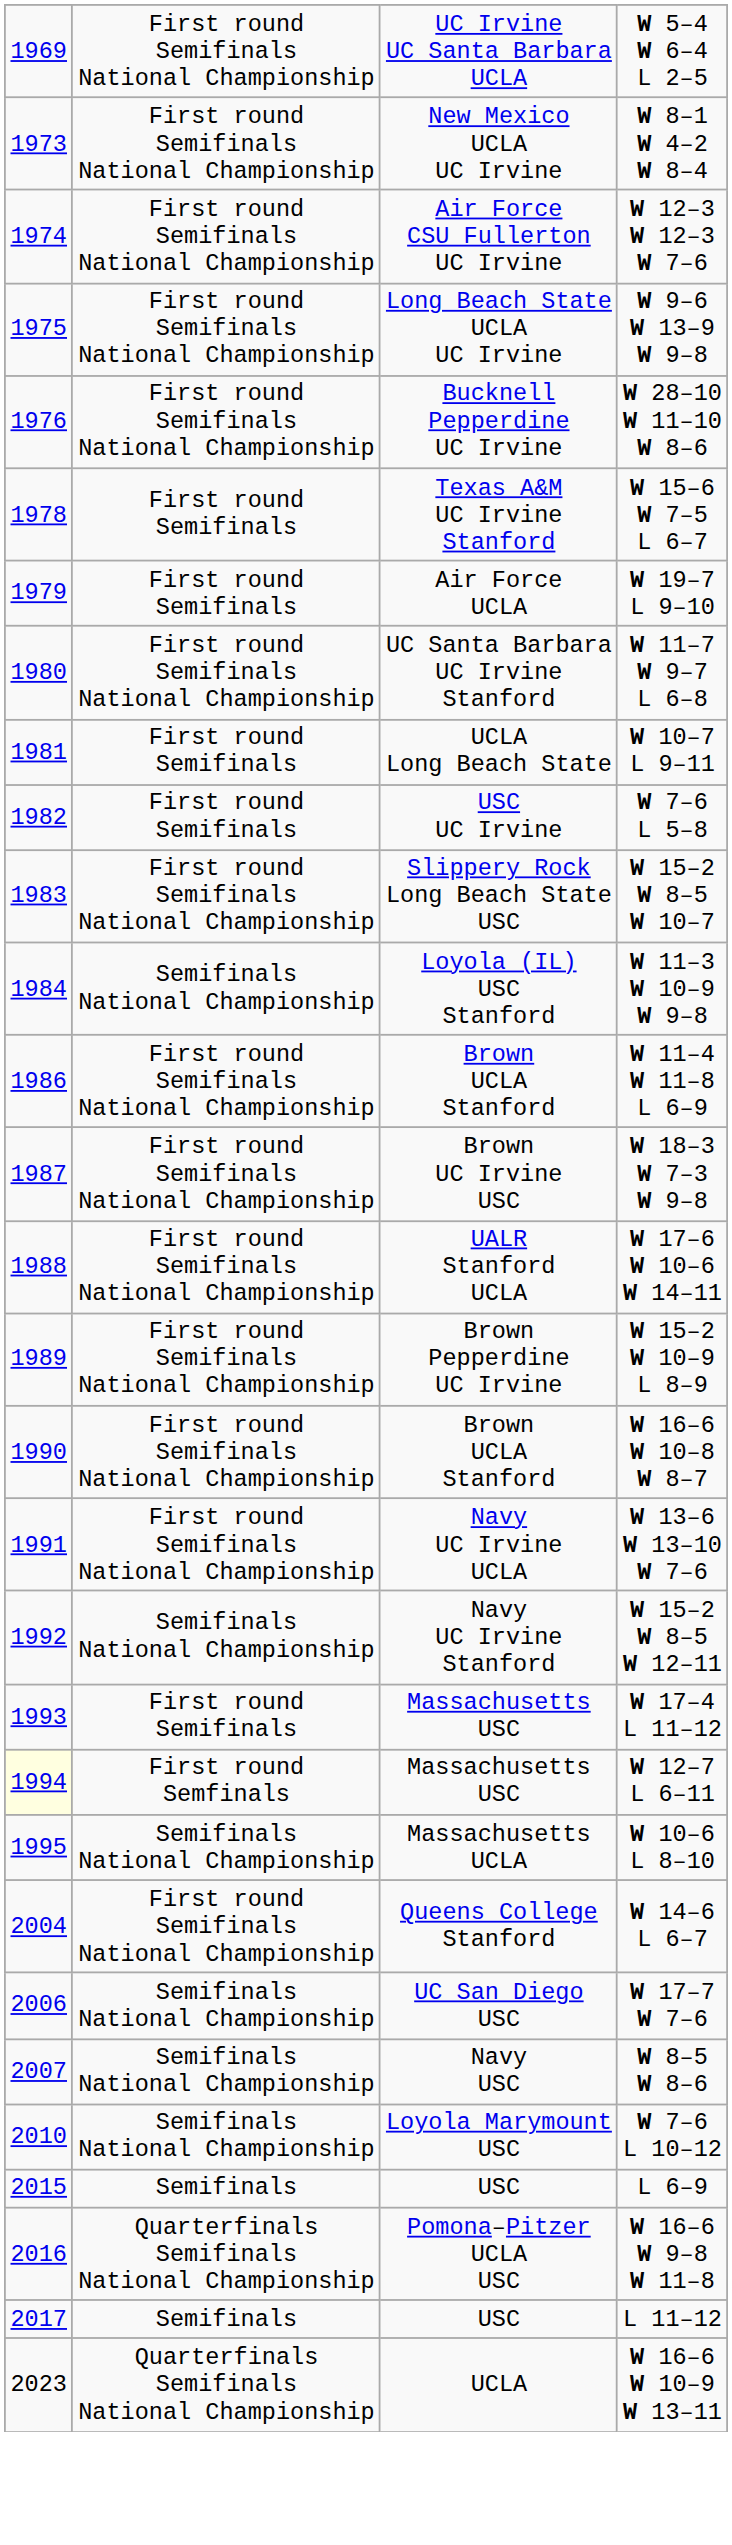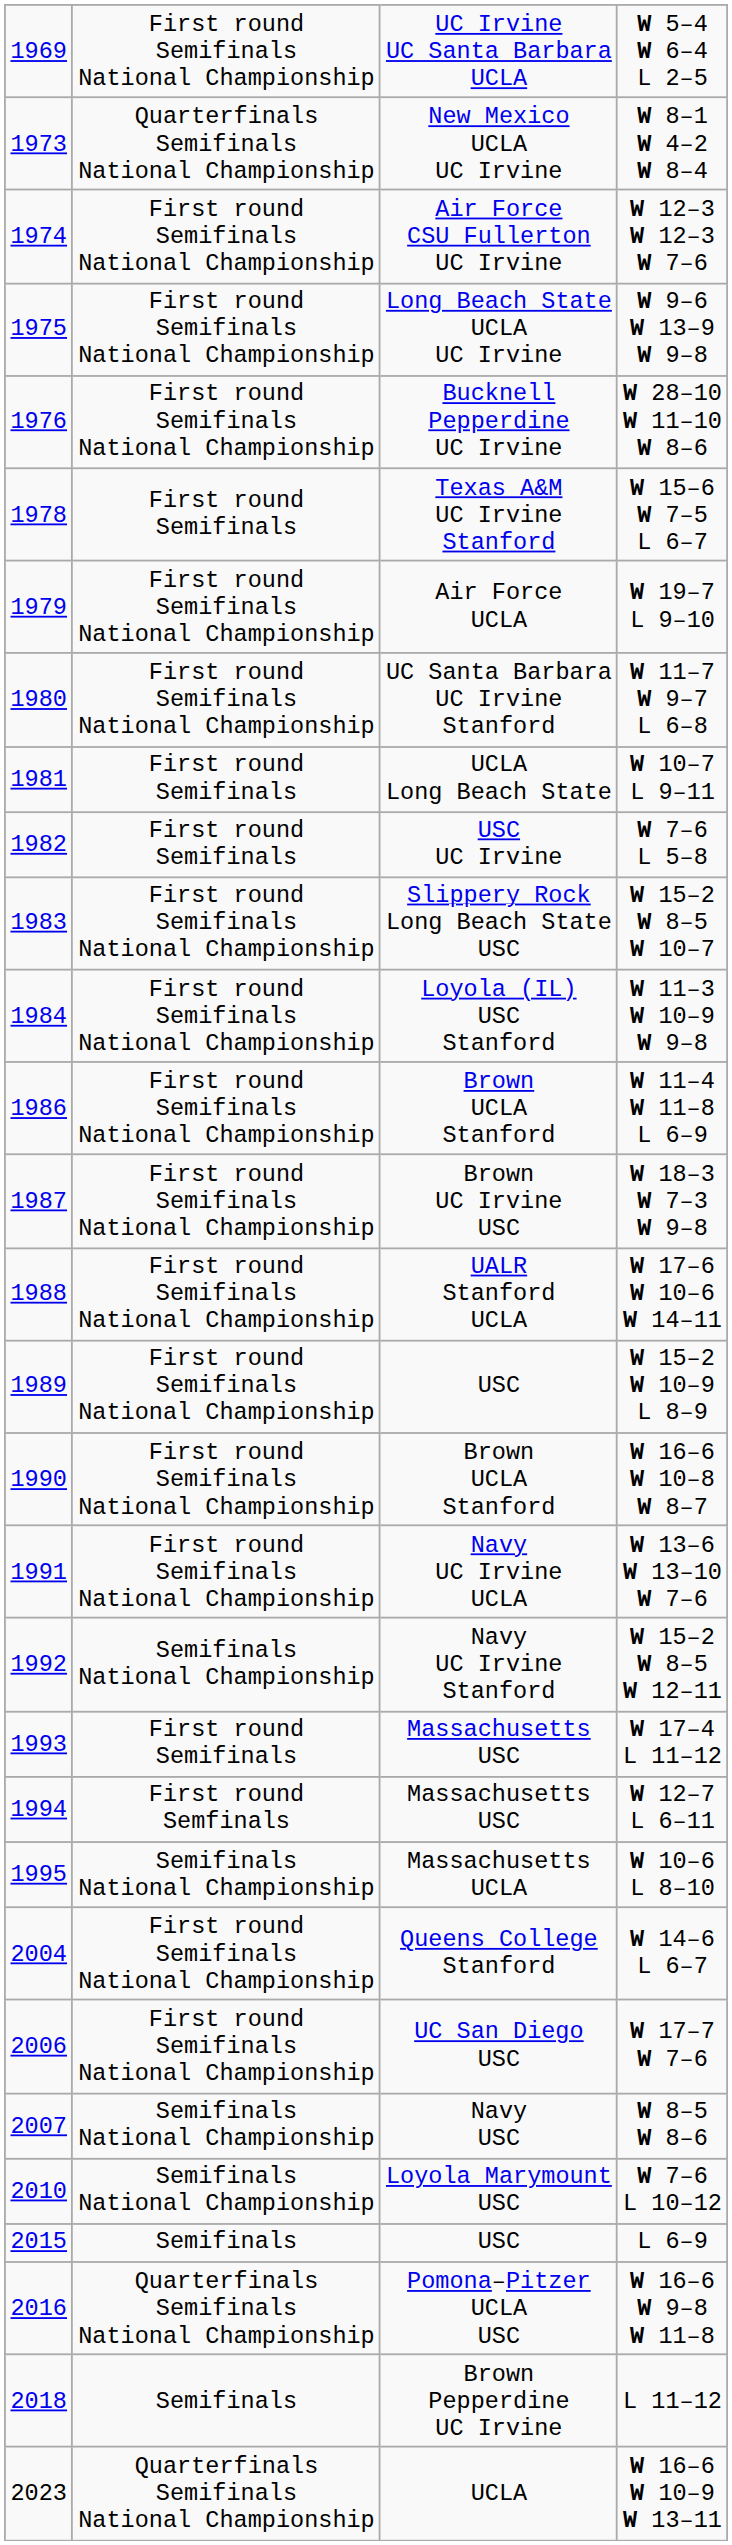(226, 144) First round Semifinals National Championship -> (226, 144) Quarterfinals Semifinals National Championship
(226, 594) First round Semifinals -> (226, 607) First round Semifinals National Championship
(226, 989) Semifinals National Championship -> (226, 1016) First round Semifinals National Championship
(499, 1360) Brown Pepperdine UC Irvine -> (499, 1387) USC
(39, 1782) lightyellow background -> (39, 1809) no background
(226, 2006) Semifinals National Championship -> (226, 2046) First round Semifinals National Championship
(39, 2320) 2017 -> (39, 2401) 2018
(499, 2320) USC -> (499, 2401) Brown Pepperdine UC Irvine
